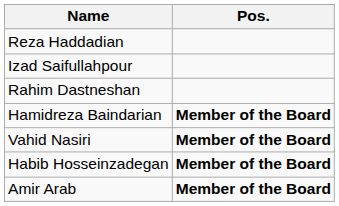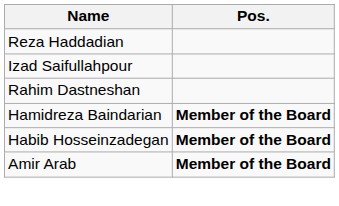- row: (49, 139)
